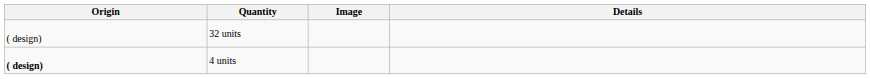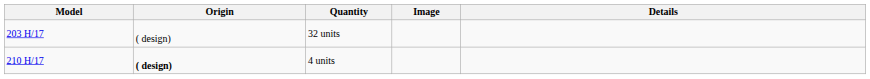+ column: (69, 12)
